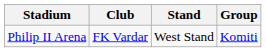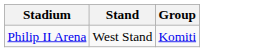- column: (120, 15)
